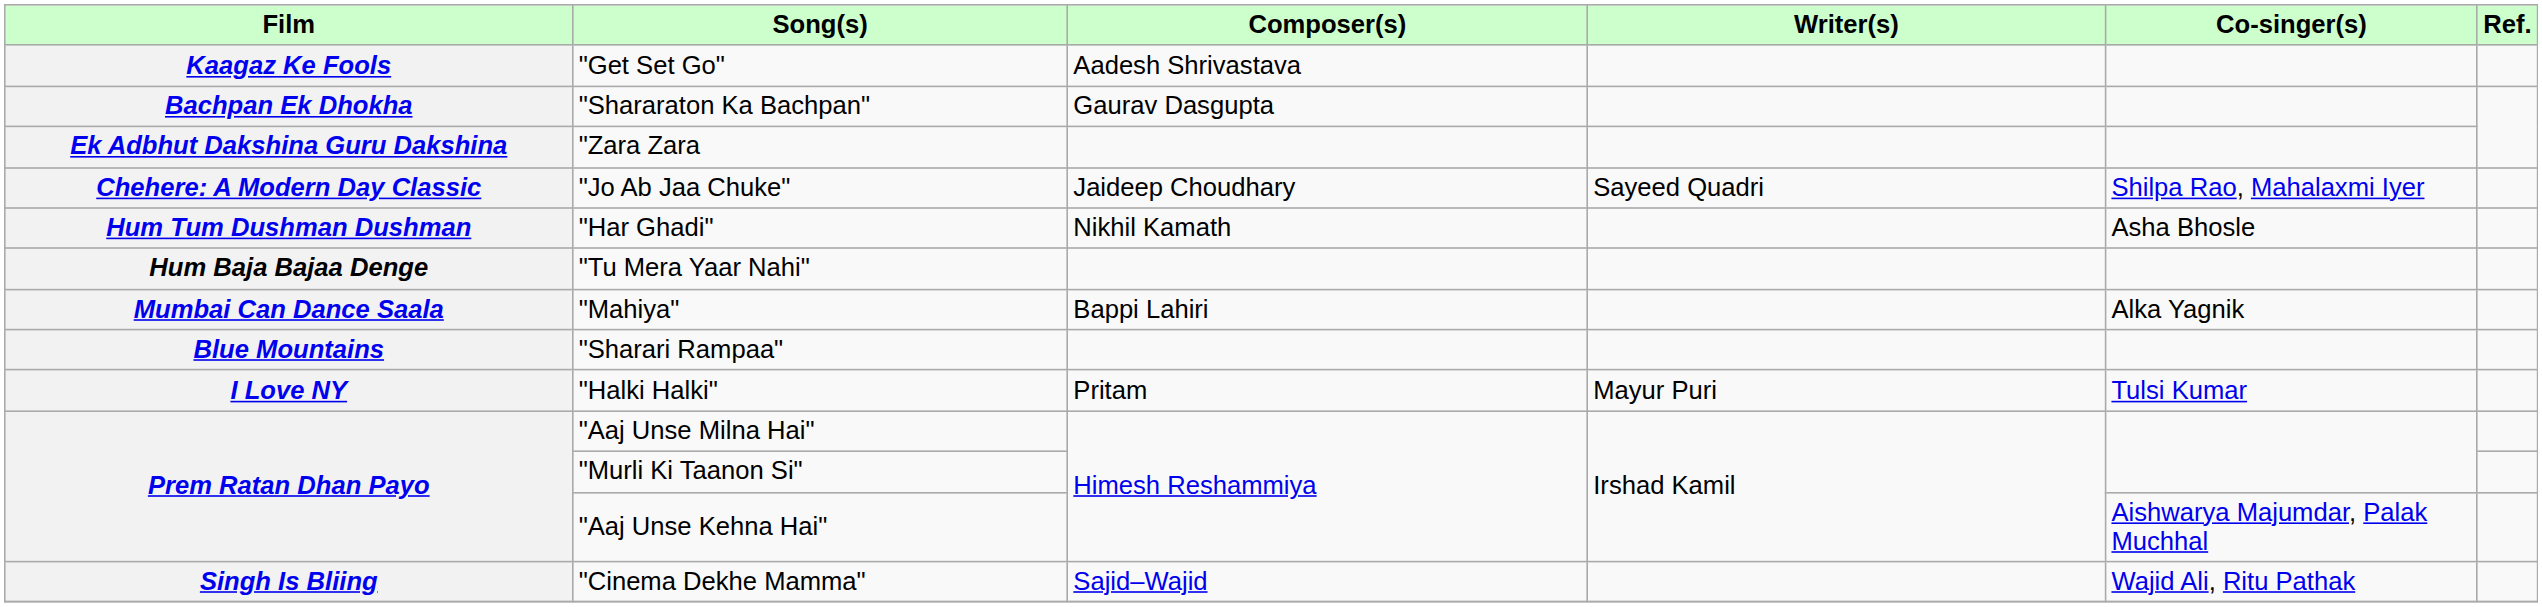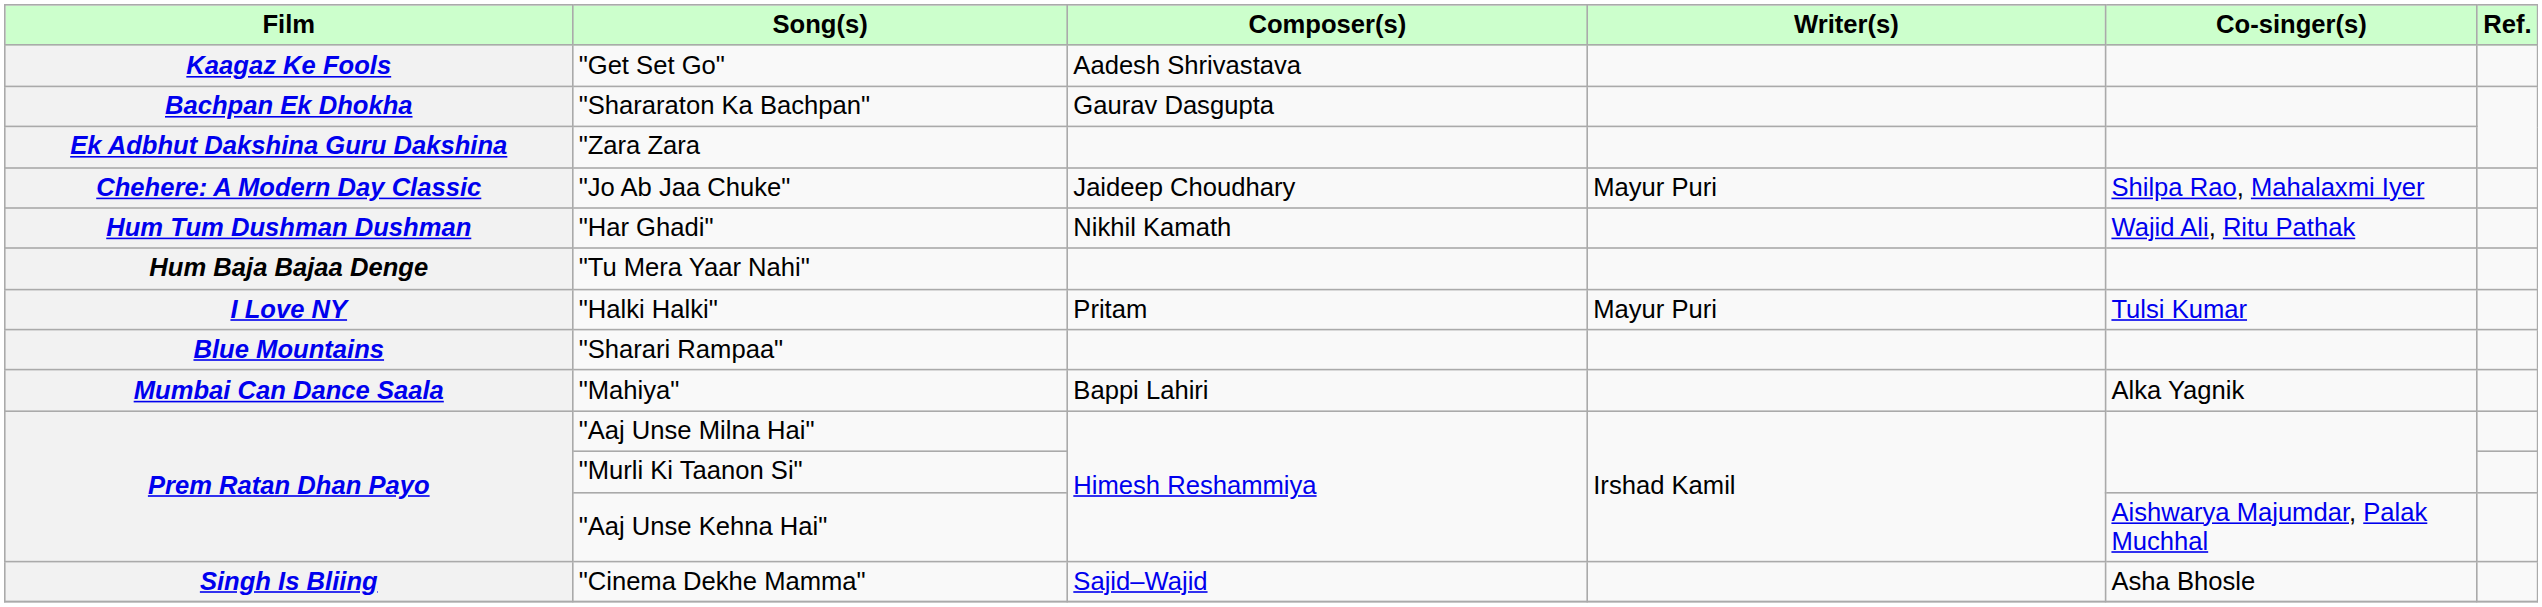(1679, 187) Sayeed Quadri -> (1655, 187) Mayur Puri
(2183, 227) Asha Bhosle -> (2233, 227) Wajid Ali, Ritu Pathak
rows swapped: (648, 390) <-> (629, 308)
(2233, 581) Wajid Ali, Ritu Pathak -> (2183, 581) Asha Bhosle
